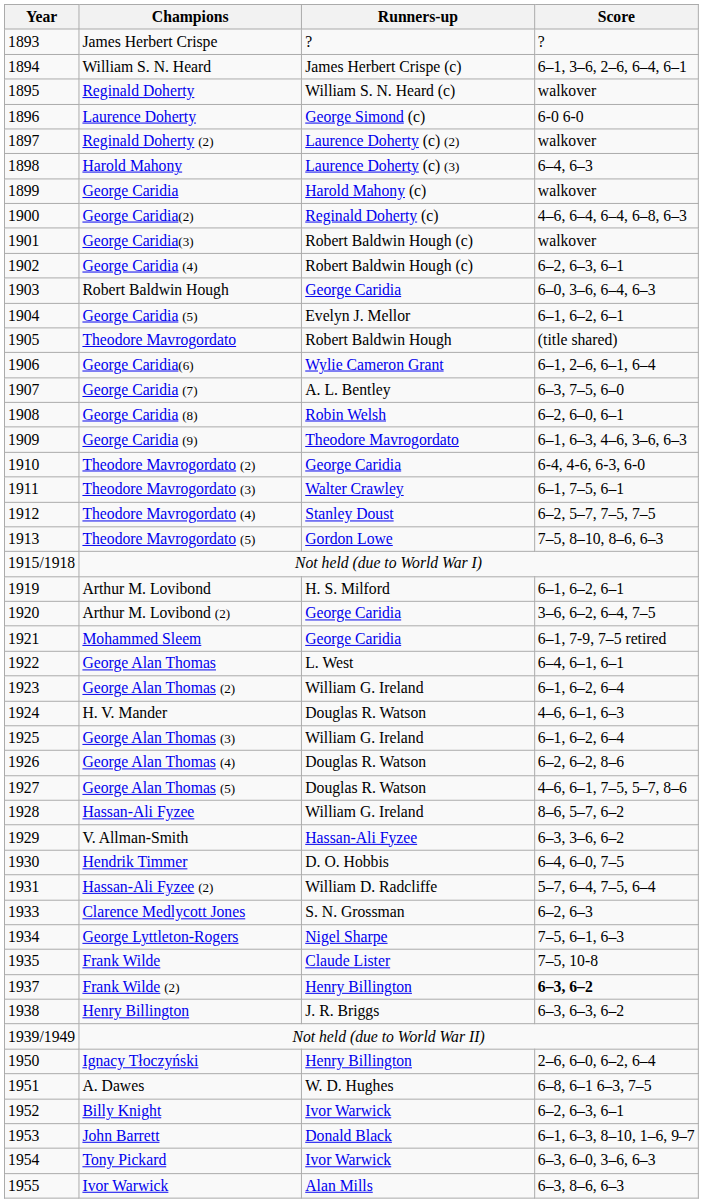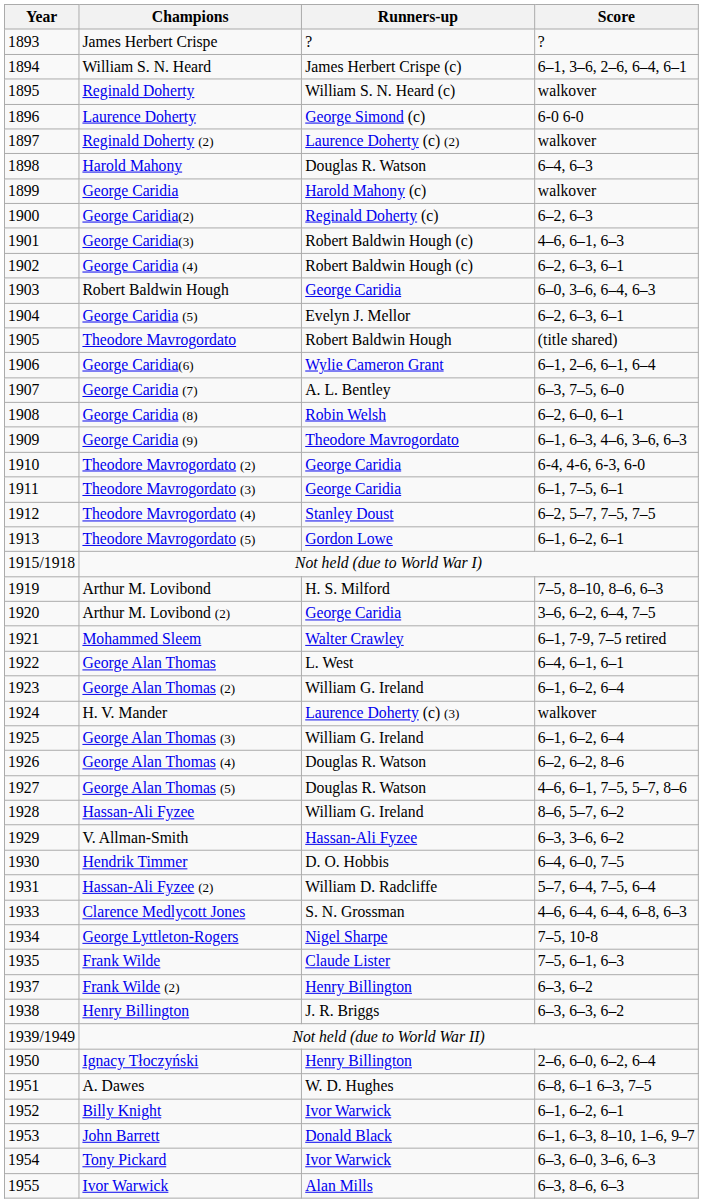(382, 166) Laurence Doherty (c) (3) -> (366, 166) Douglas R. Watson
(612, 215) 4–6, 6–4, 6–4, 6–8, 6–3 -> (565, 215) 6–2, 6–3
(567, 240) walkover -> (581, 240) 4–6, 6–1, 6–3
(581, 315) 6–1, 6–2, 6–1 -> (581, 315) 6–2, 6–3, 6–1
(354, 489) Walter Crawley -> (353, 489) George Caridia
(601, 539) 7–5, 8–10, 8–6, 6–3 -> (581, 539) 6–1, 6–2, 6–1
(581, 588) 6–1, 6–2, 6–1 -> (601, 588) 7–5, 8–10, 8–6, 6–3
(353, 638) George Caridia -> (354, 638) Walter Crawley
(366, 713) Douglas R. Watson -> (382, 713) Laurence Doherty (c) (3)
(581, 713) 4–6, 6–1, 6–3 -> (567, 713) walkover
(565, 912) 6–2, 6–3 -> (612, 912) 4–6, 6–4, 6–4, 6–8, 6–3
(581, 937) 7–5, 6–1, 6–3 -> (568, 937) 7–5, 10-8
(568, 961) 7–5, 10-8 -> (581, 961) 7–5, 6–1, 6–3
(565, 986) bold -> (565, 986) normal
(581, 1111) 6–2, 6–3, 6–1 -> (581, 1111) 6–1, 6–2, 6–1
